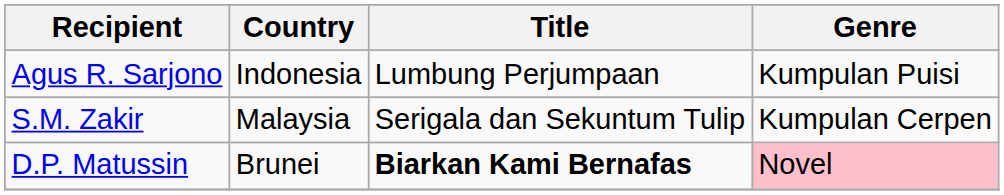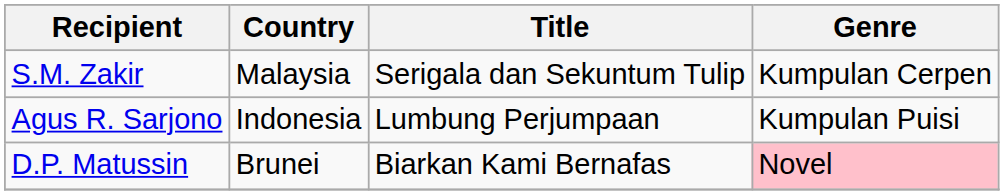rows swapped: (78, 119) <-> (117, 73)
(533, 165) bold -> (523, 165) normal
